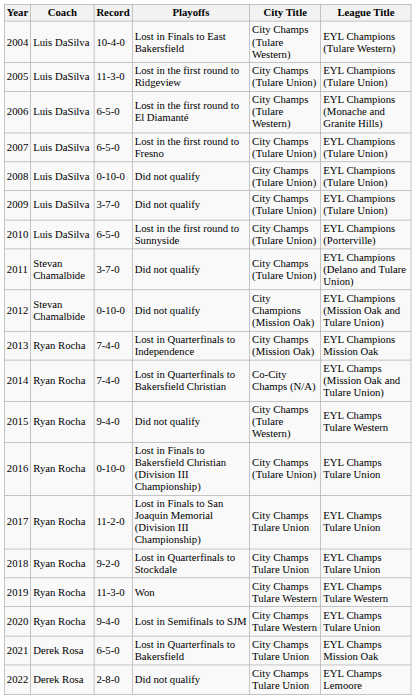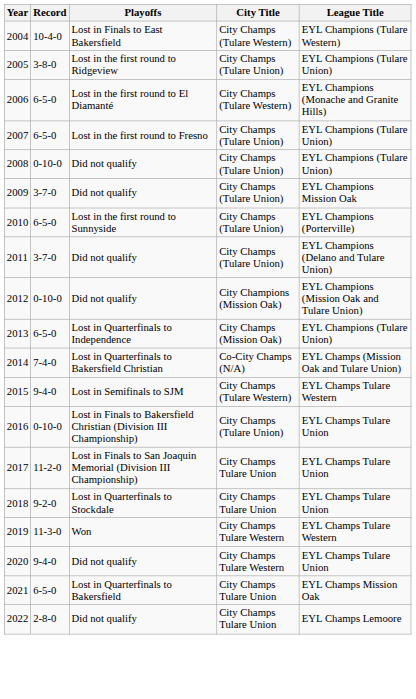- column: (62, 13)
(110, 77) 11-3-0 -> (45, 65) 3-8-0
(359, 205) EYL Champions (Tulare Union) -> (338, 193) EYL Champions Mission Oak
(108, 345) 7-4-0 -> (45, 333) 6-5-0
(359, 345) EYL Champions Mission Oak -> (355, 333) EYL Champions (Tulare Union)
(167, 422) Did not qualify -> (127, 391) Lost in Semifinals to SJM
(191, 621) Lost in Semifinals to SJM -> (104, 561) Did not qualify
